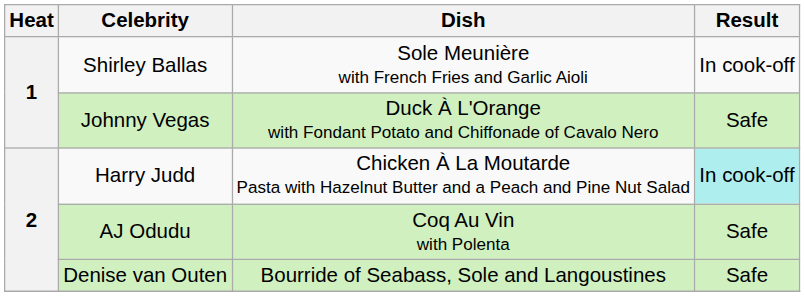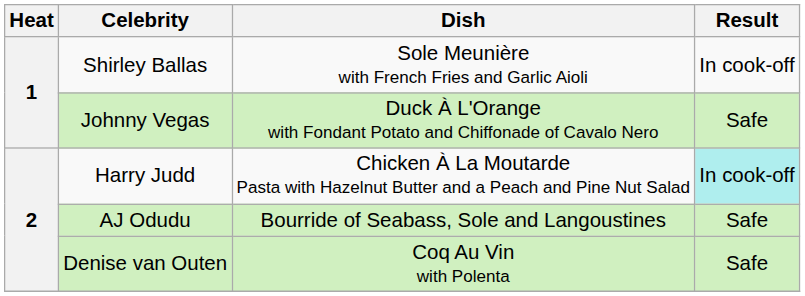(463, 231) Coq Au Vin with Polenta -> (463, 219) Bourride of Seabass, Sole and Langoustines
(463, 275) Bourride of Seabass, Sole and Langoustines -> (463, 263) Coq Au Vin with Polenta
